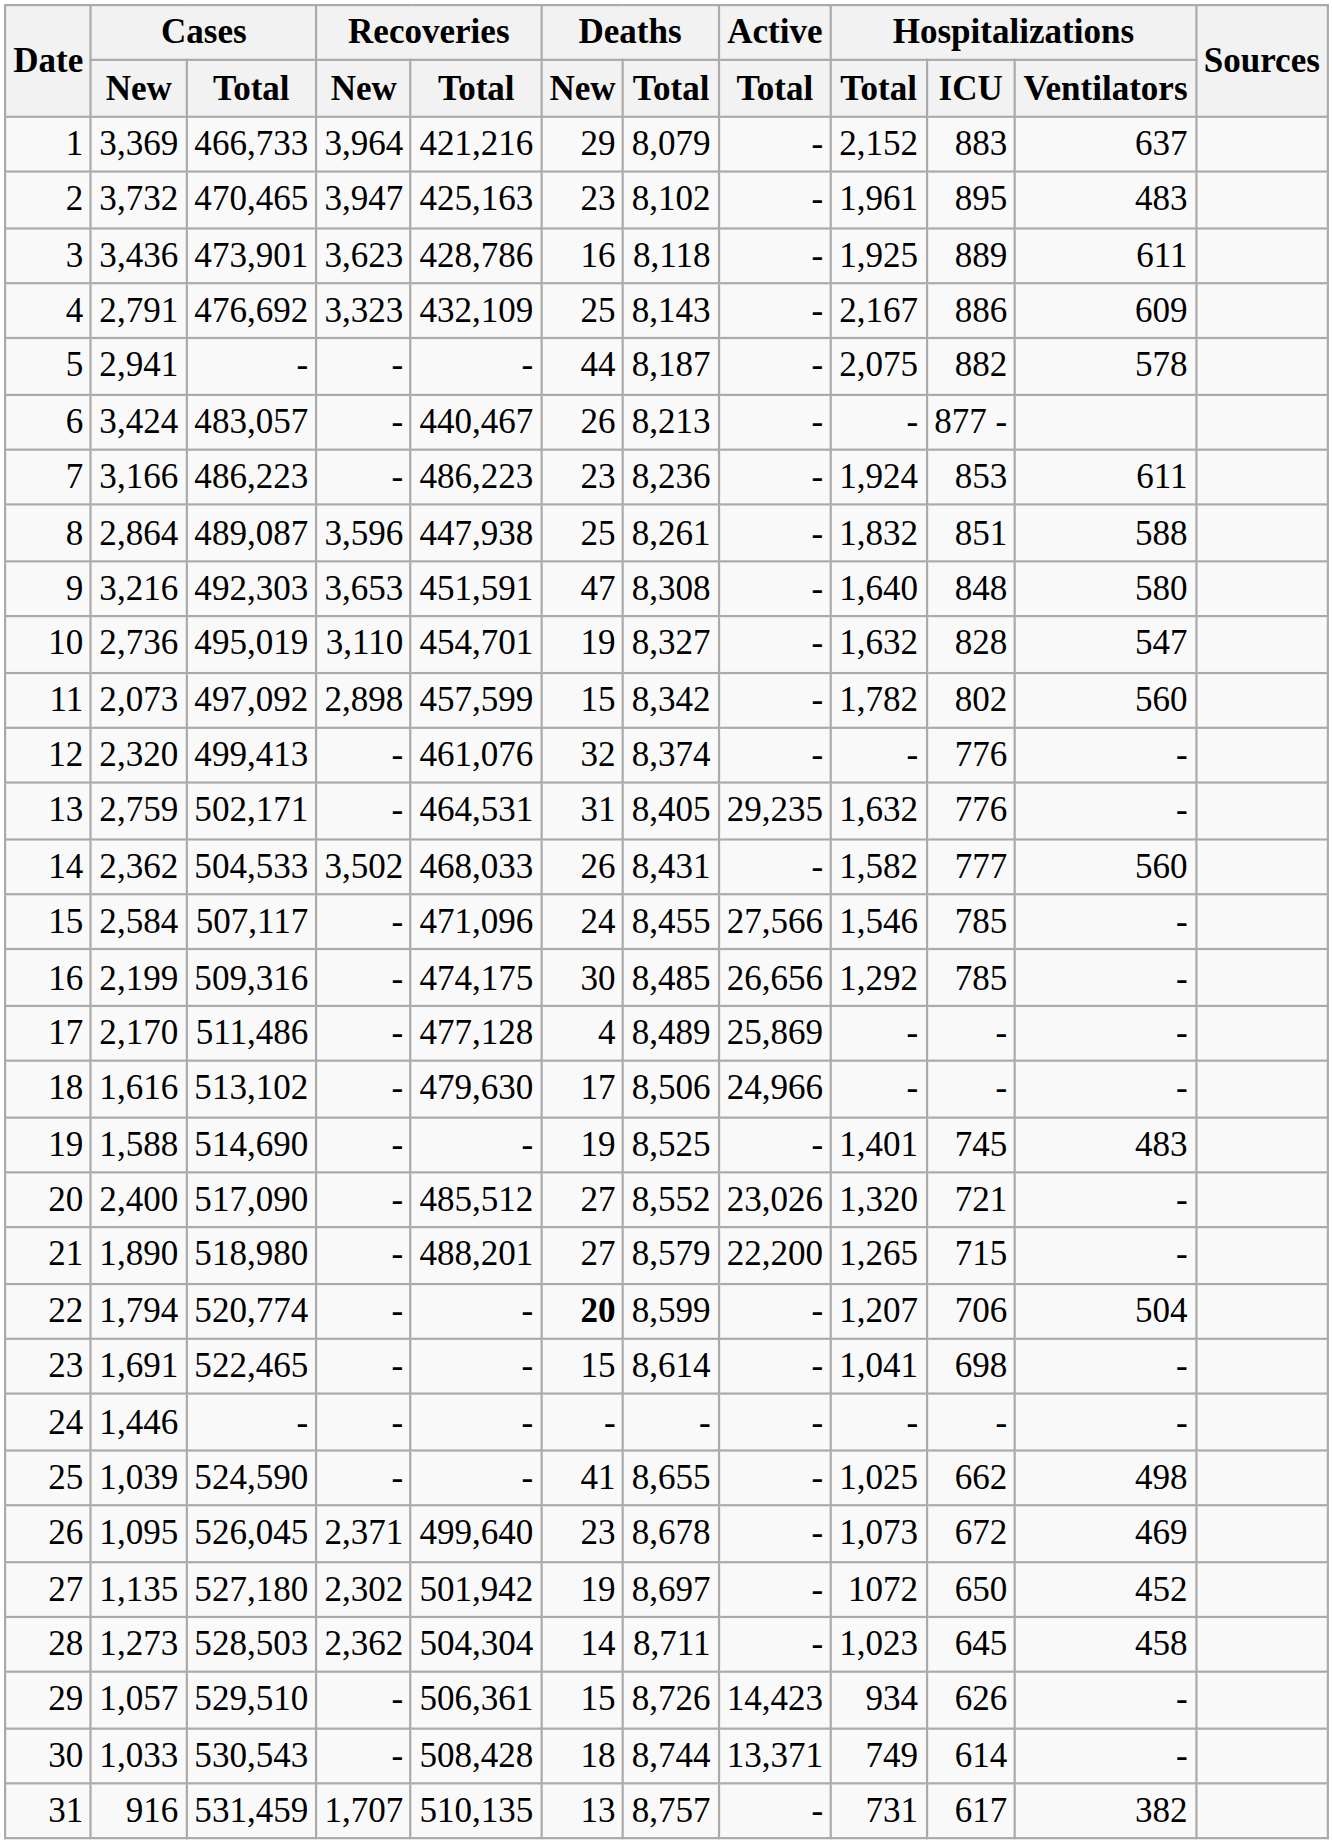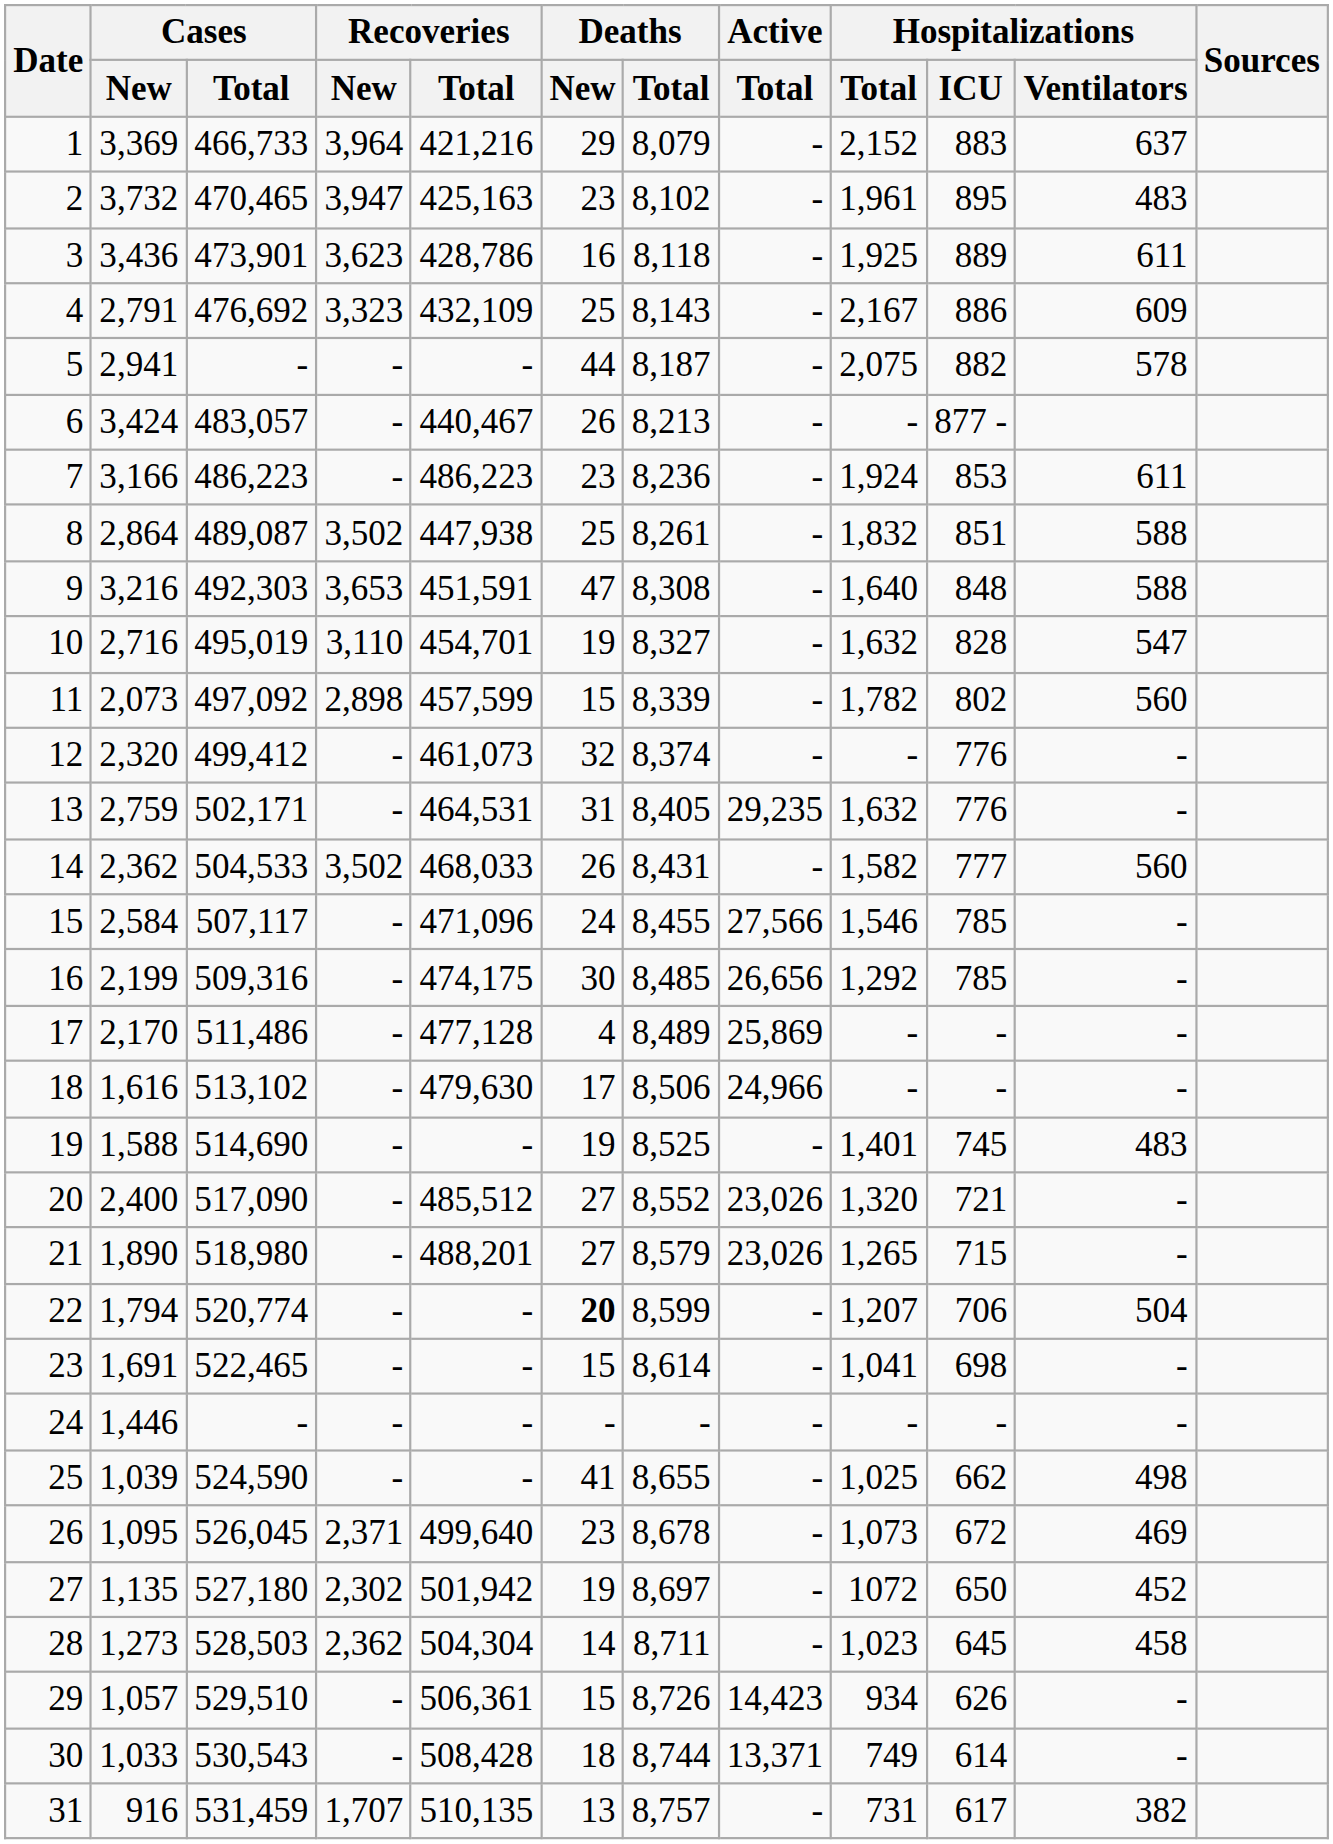(364, 532) 3,596 -> (364, 532) 3,502
(1161, 587) 580 -> (1161, 587) 588
(139, 643) 2,736 -> (139, 643) 2,716
(671, 699) 8,342 -> (671, 699) 8,339
(251, 754) 499,413 -> (251, 754) 499,412
(476, 754) 461,076 -> (476, 754) 461,073
(775, 1254) 22,200 -> (775, 1254) 23,026
